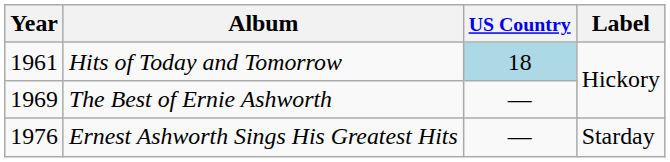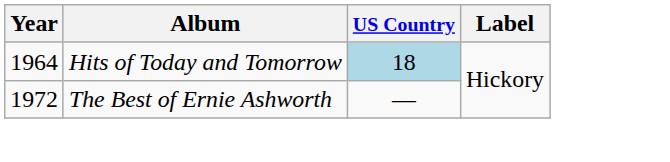(34, 61) 1961 -> (34, 61) 1964
(34, 99) 1969 -> (34, 99) 1972
- row: (263, 136)
